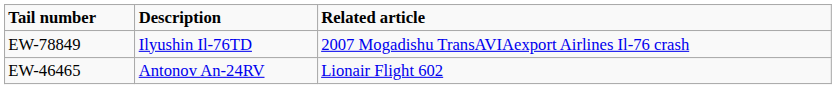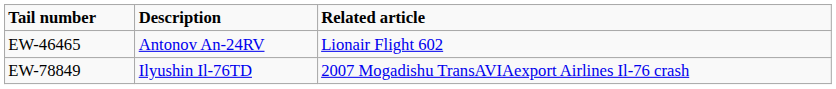rows swapped: (44, 70) <-> (44, 44)
